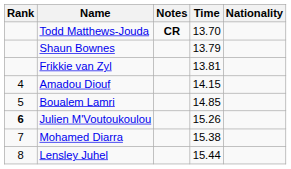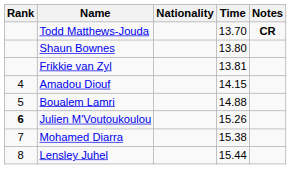columns swapped: (254, 13) <-> (172, 13)
(207, 48) 13.79 -> (233, 48) 13.80
(207, 102) 14.85 -> (233, 102) 14.88
